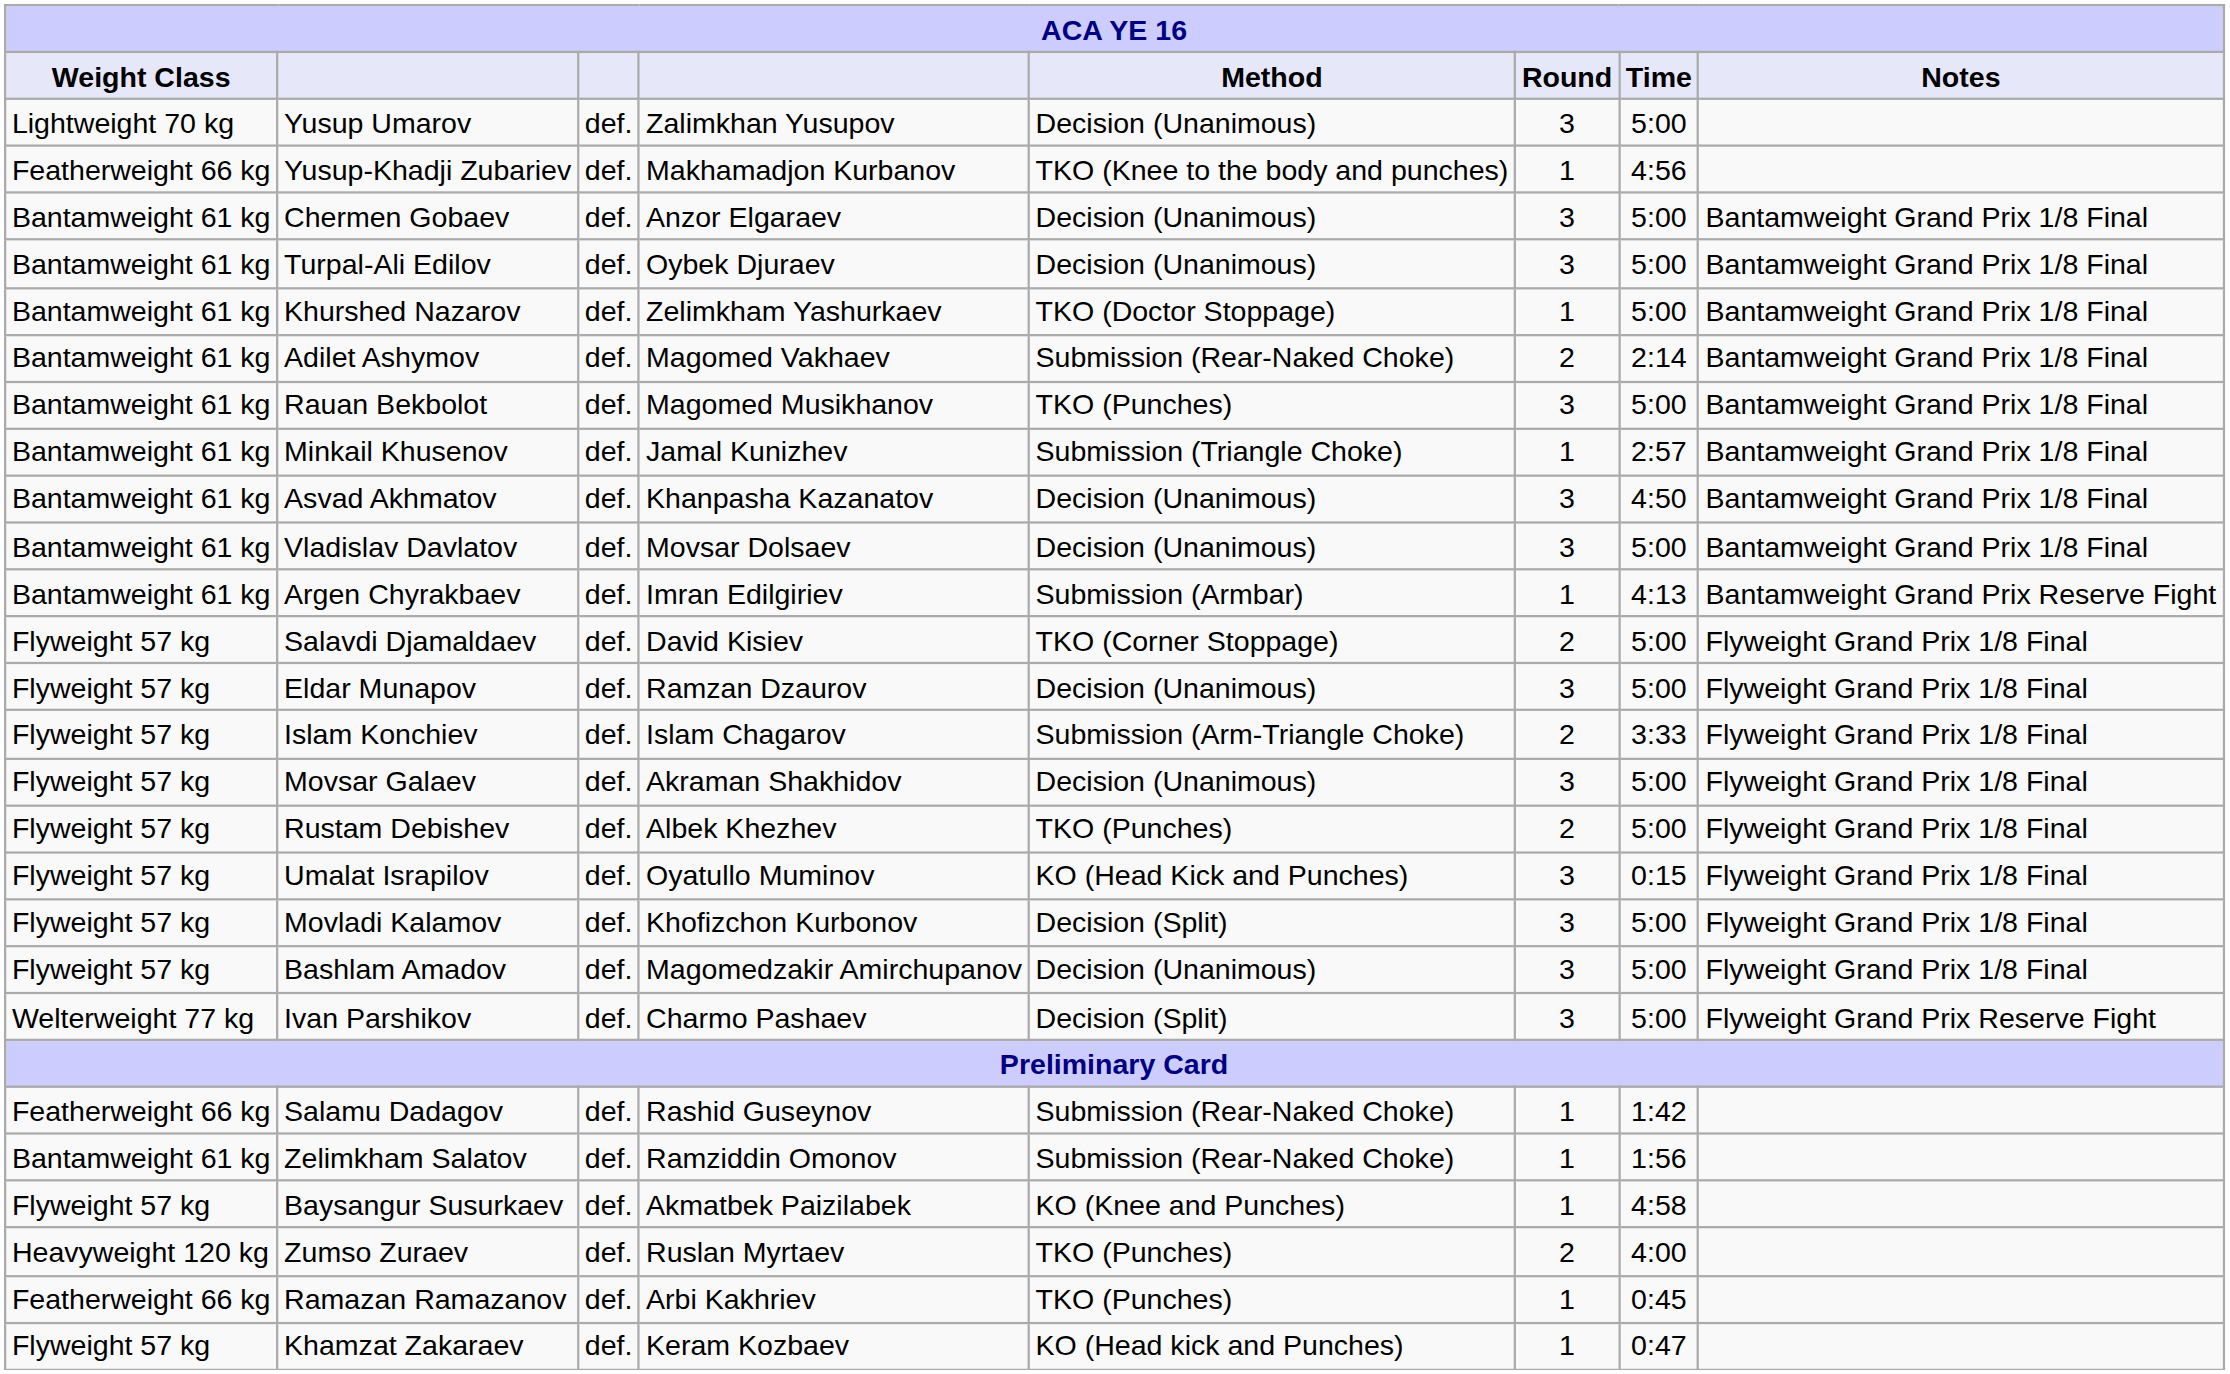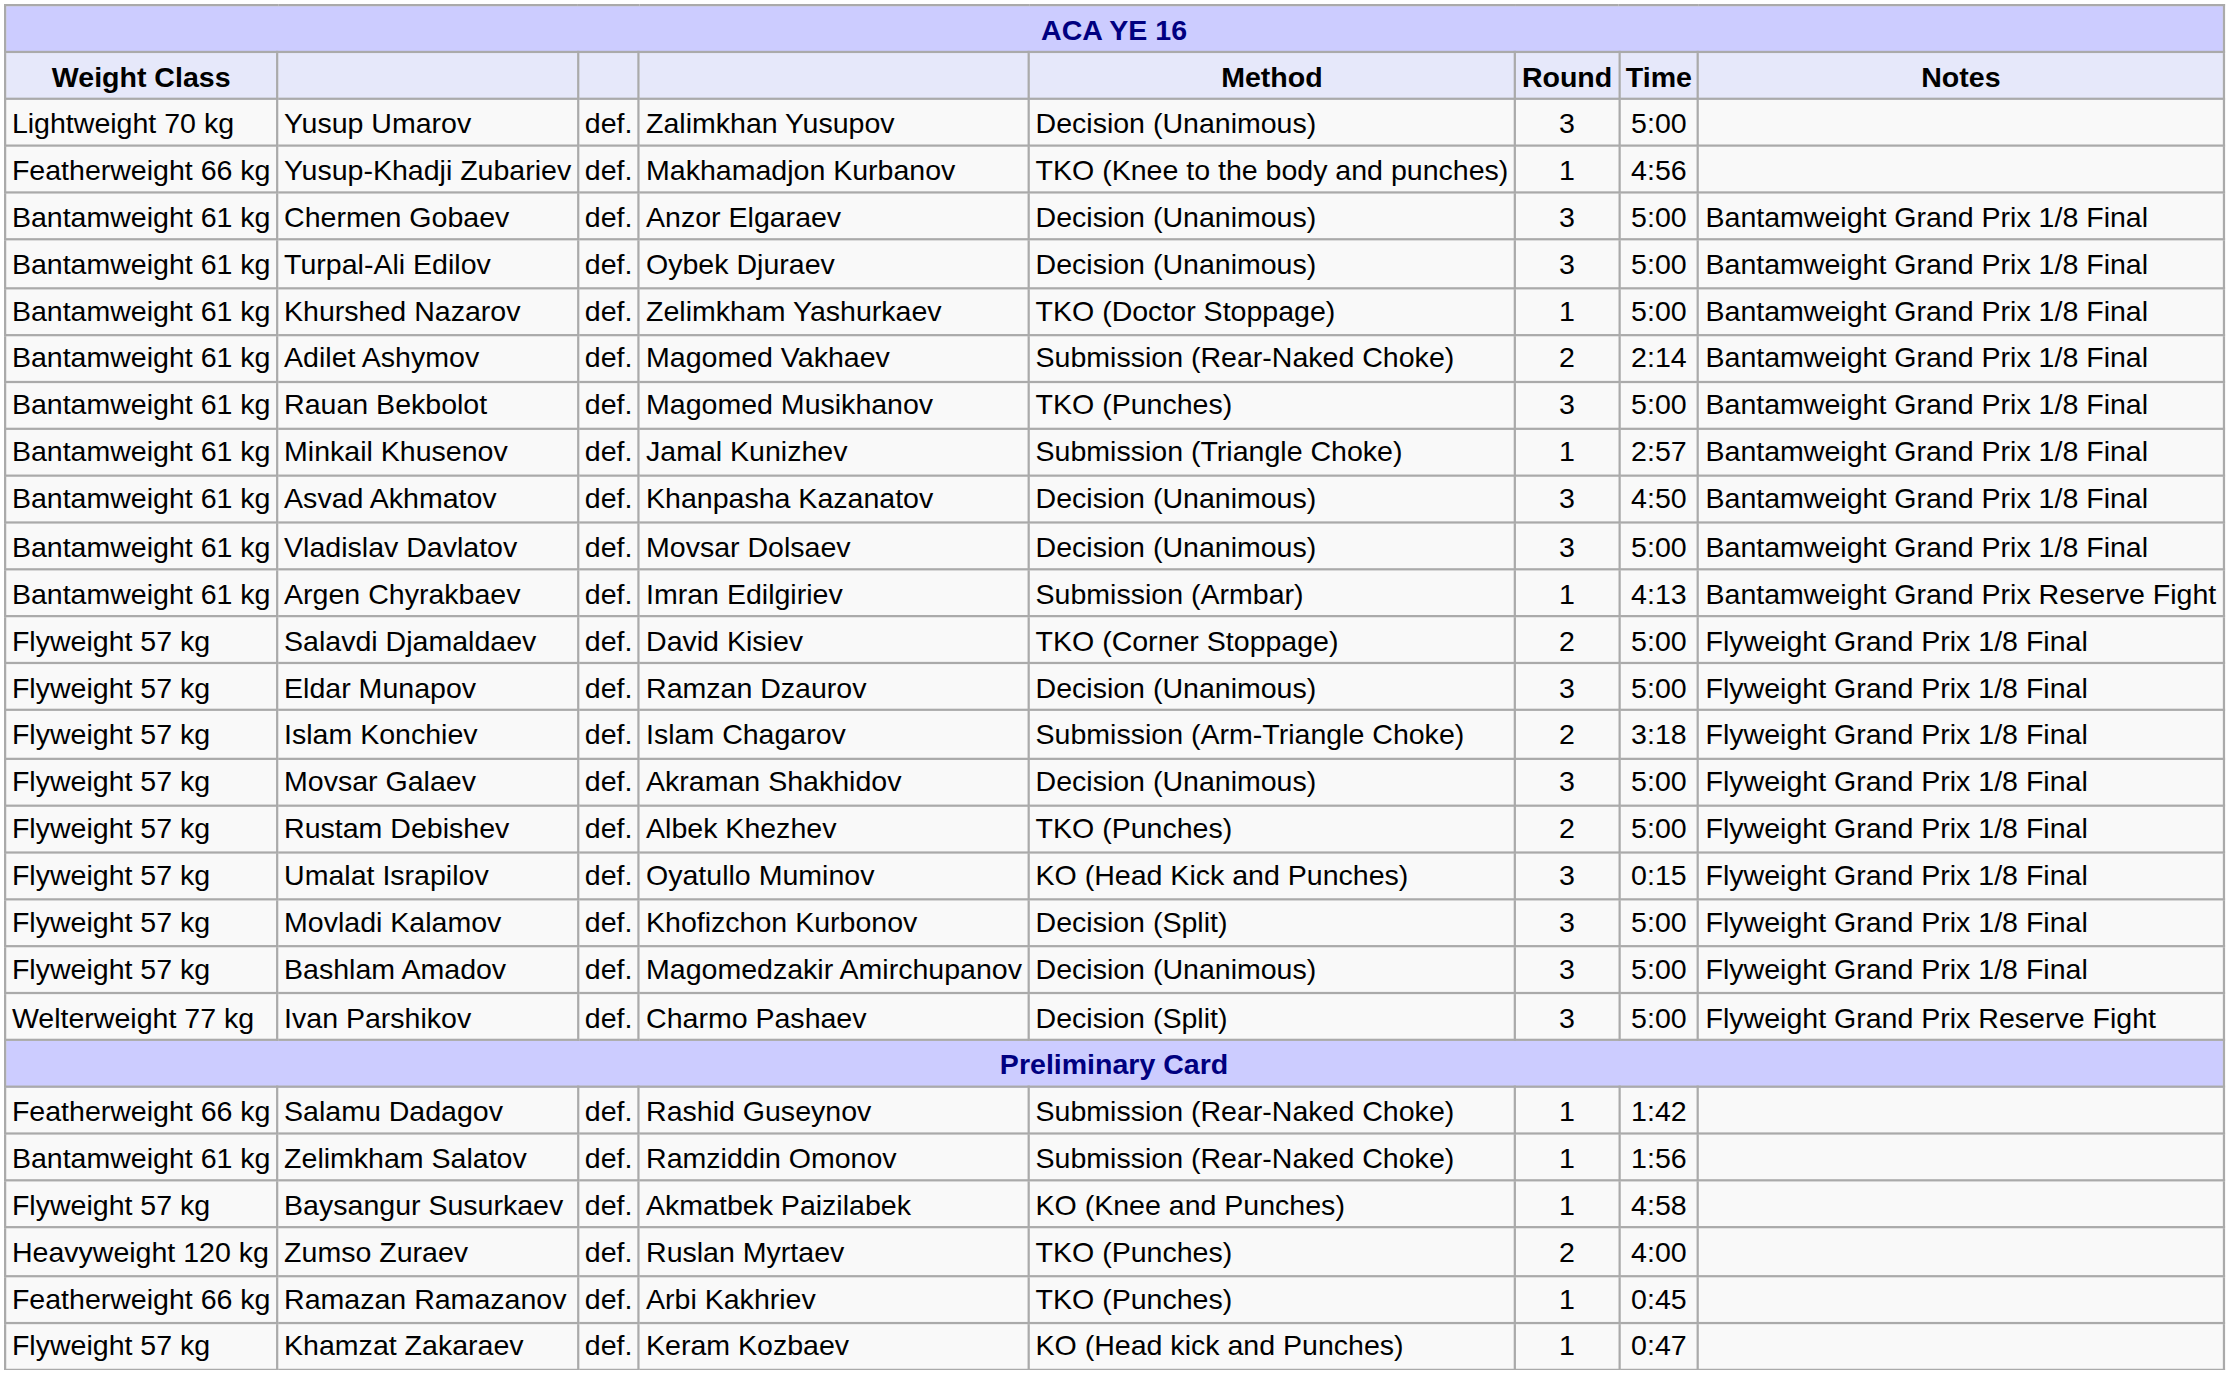(1659, 734) 3:33 -> (1659, 734) 3:18
